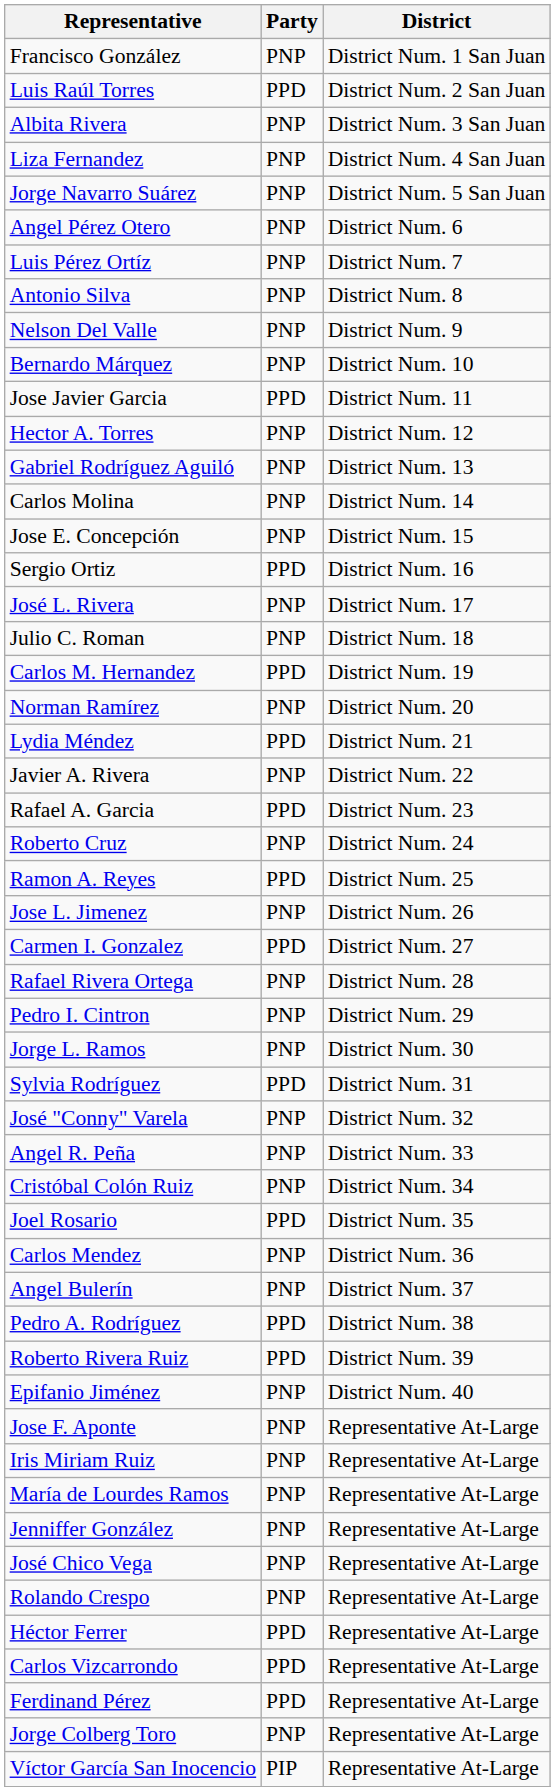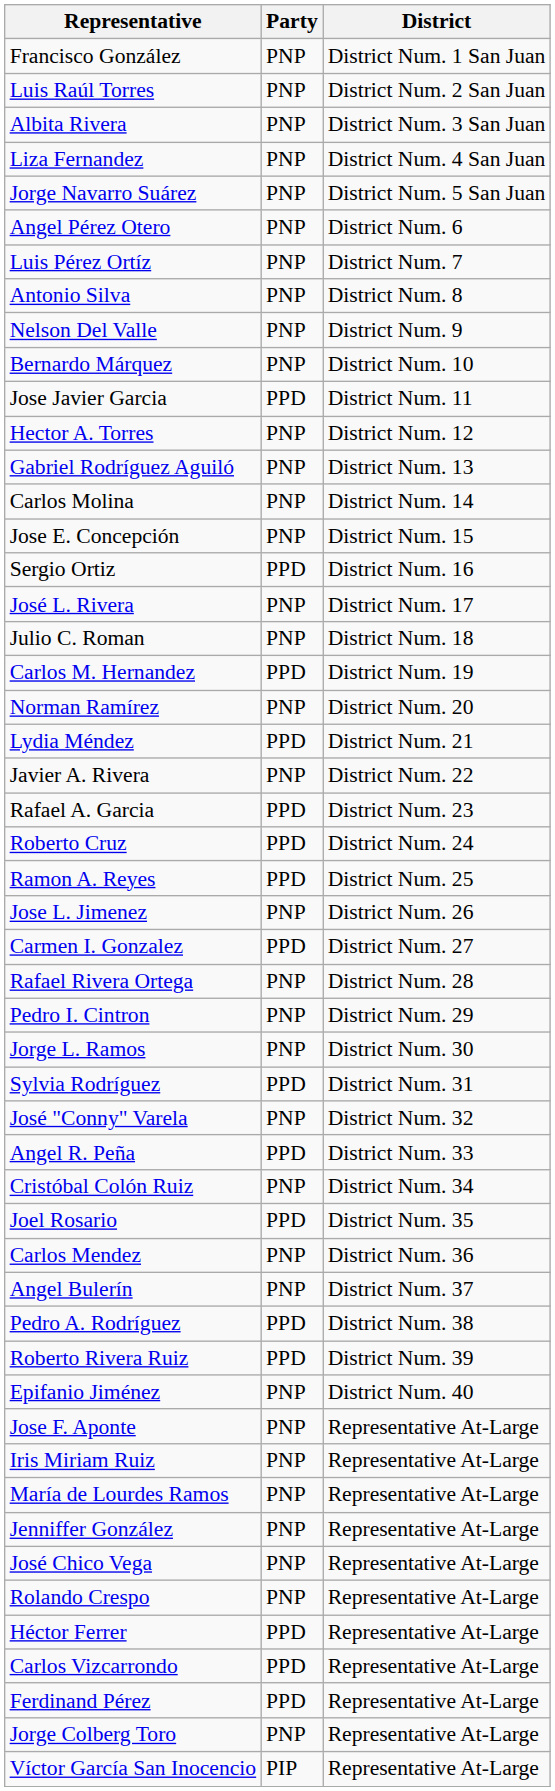(286, 90) PPD -> (286, 90) PNP
(286, 843) PNP -> (286, 843) PPD
(286, 1152) PNP -> (286, 1152) PPD
